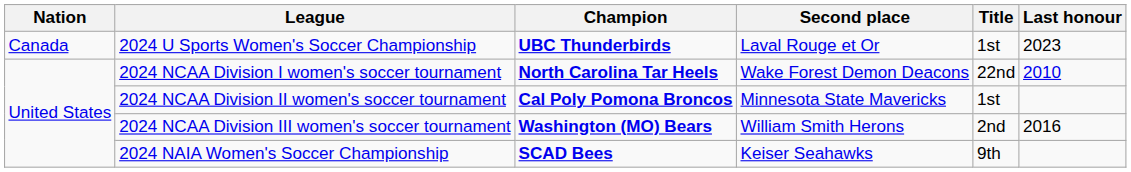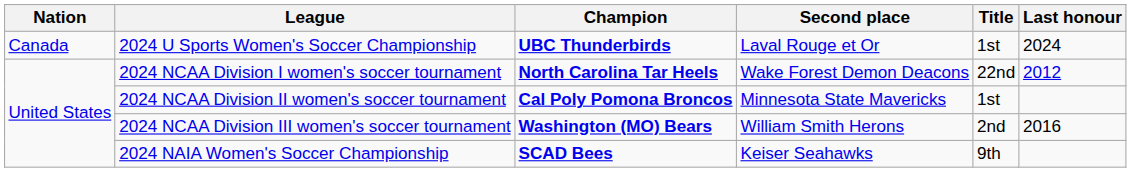(1042, 45) 2023 -> (1042, 45) 2024
(1042, 72) 2010 -> (1042, 72) 2012
